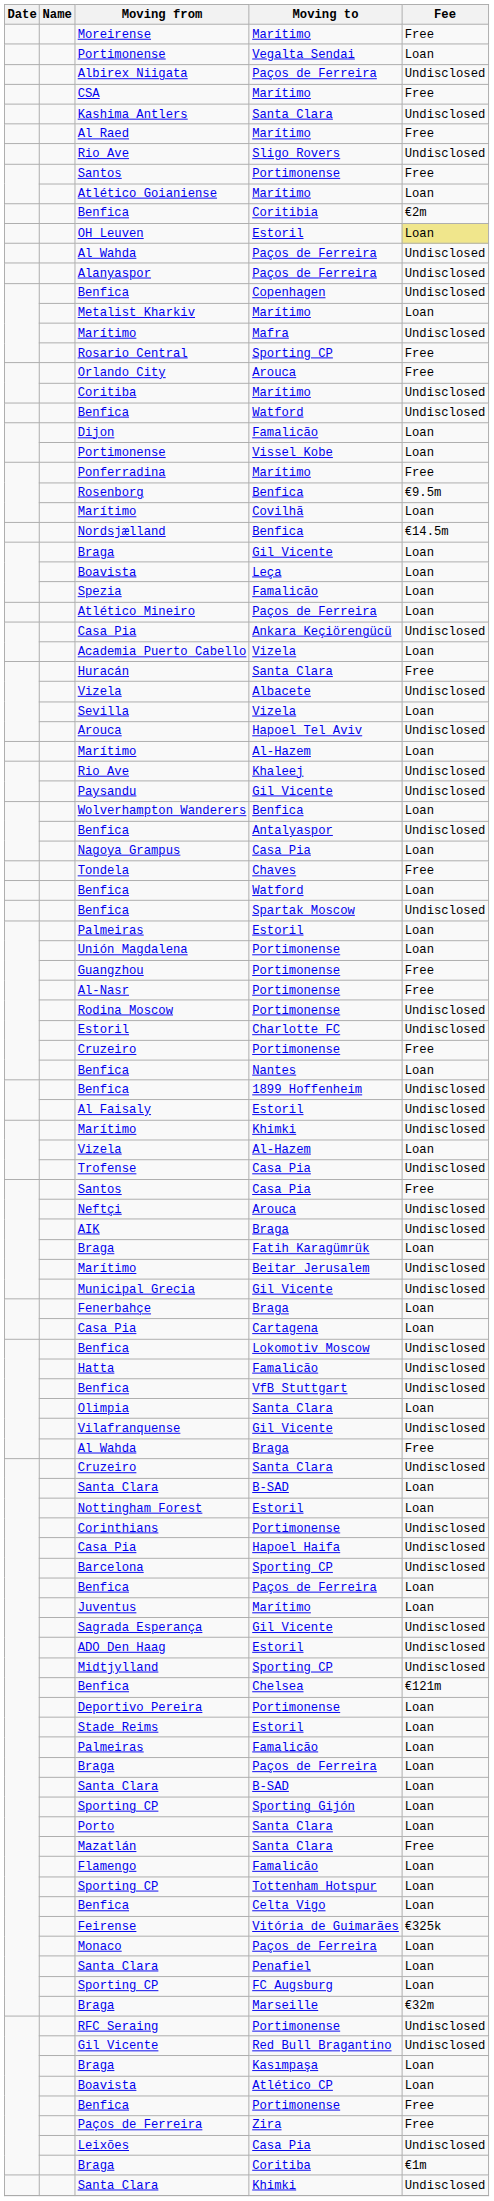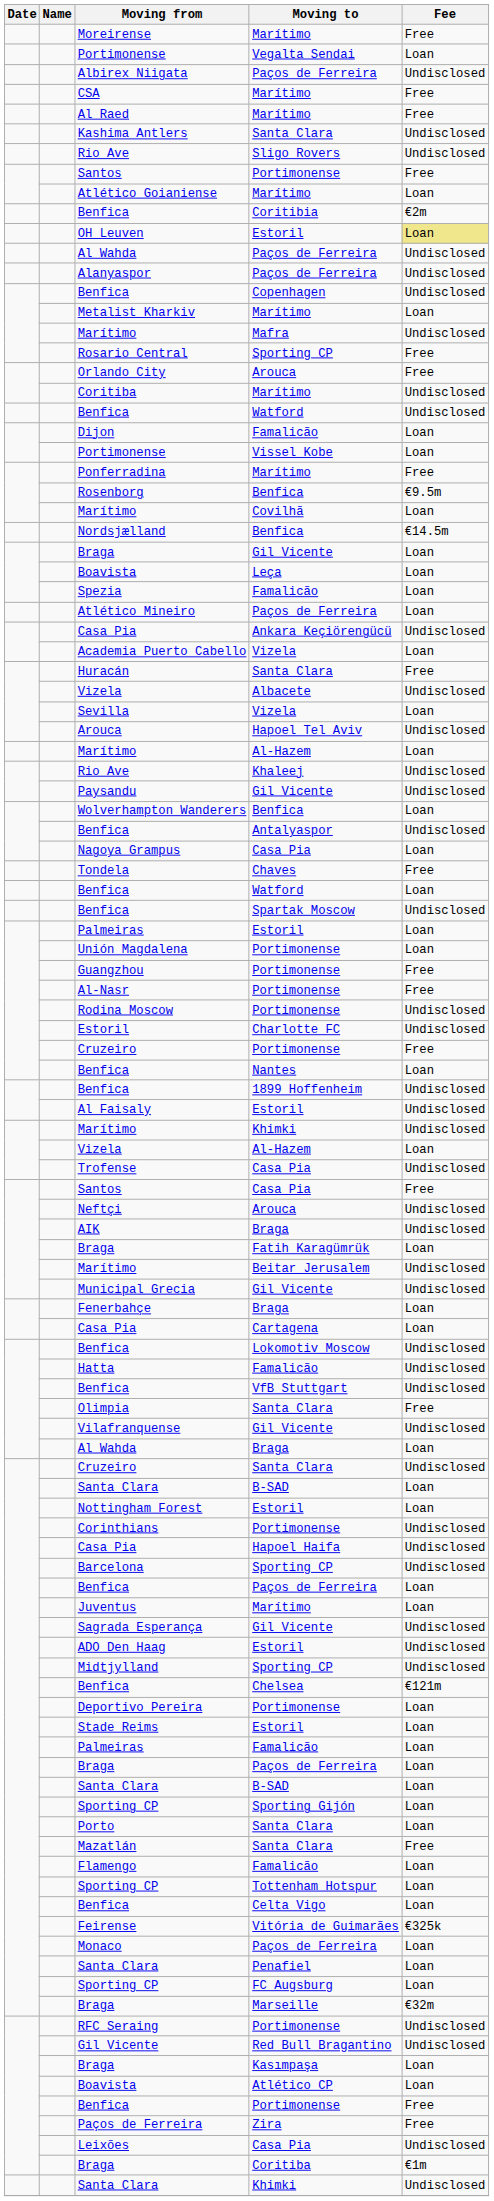rows swapped: (133, 114) <-> (103, 134)
(419, 1409) Loan -> (419, 1409) Free
(419, 1448) Free -> (419, 1448) Loan
